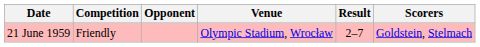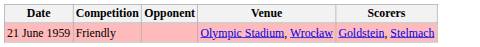- column: (354, 13)
